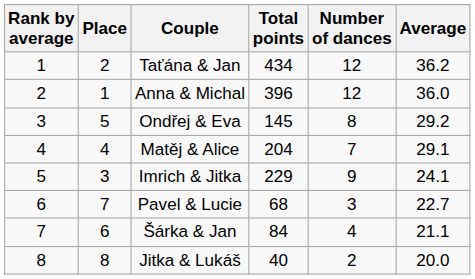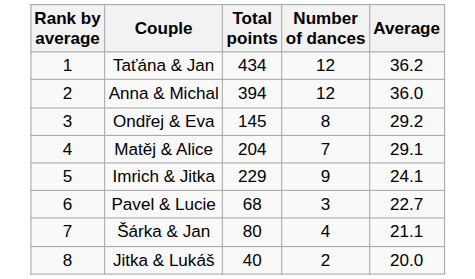- column: (105, 28)
(278, 93) 396 -> (252, 93) 394
(278, 232) 84 -> (252, 232) 80
